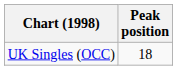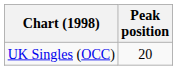(145, 53) 18 -> (145, 53) 20
